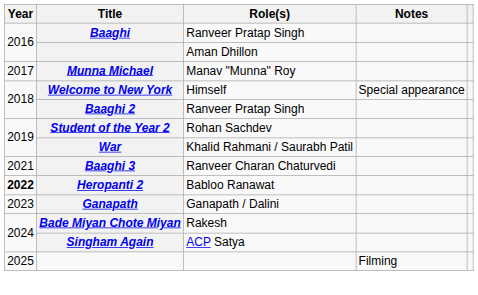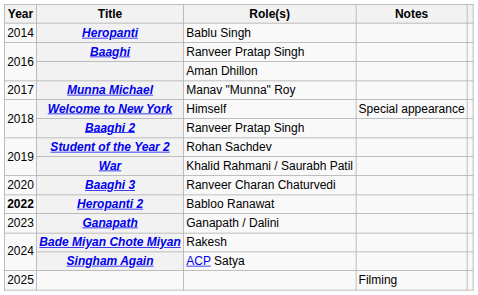+ row: (110, 33)
(20, 166) 2021 -> (20, 185) 2020
